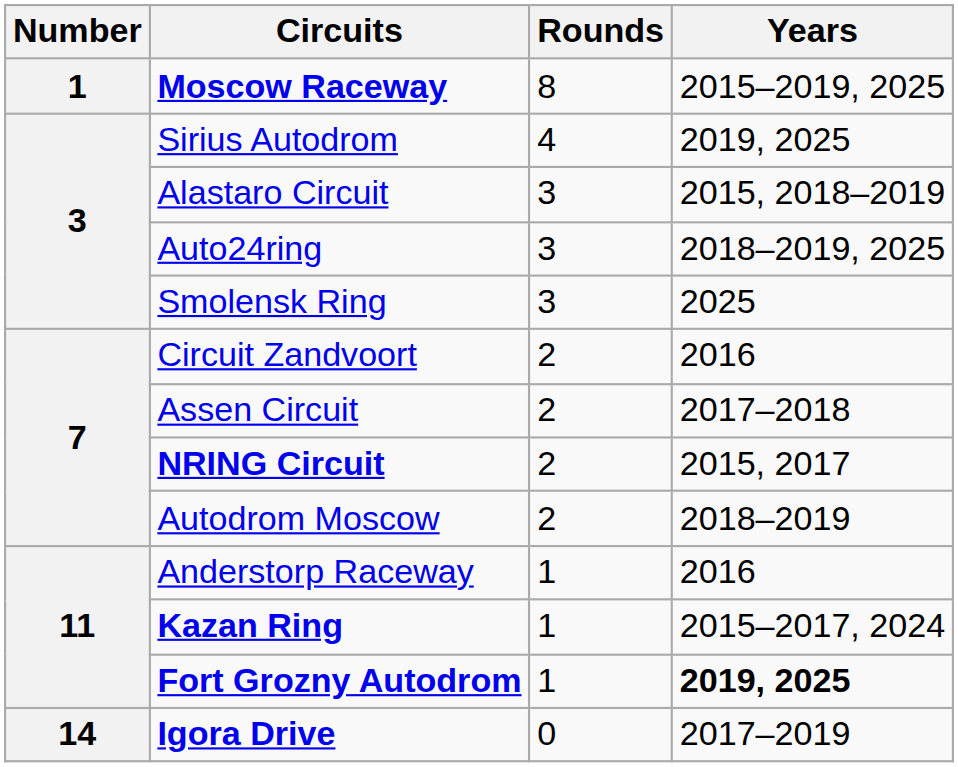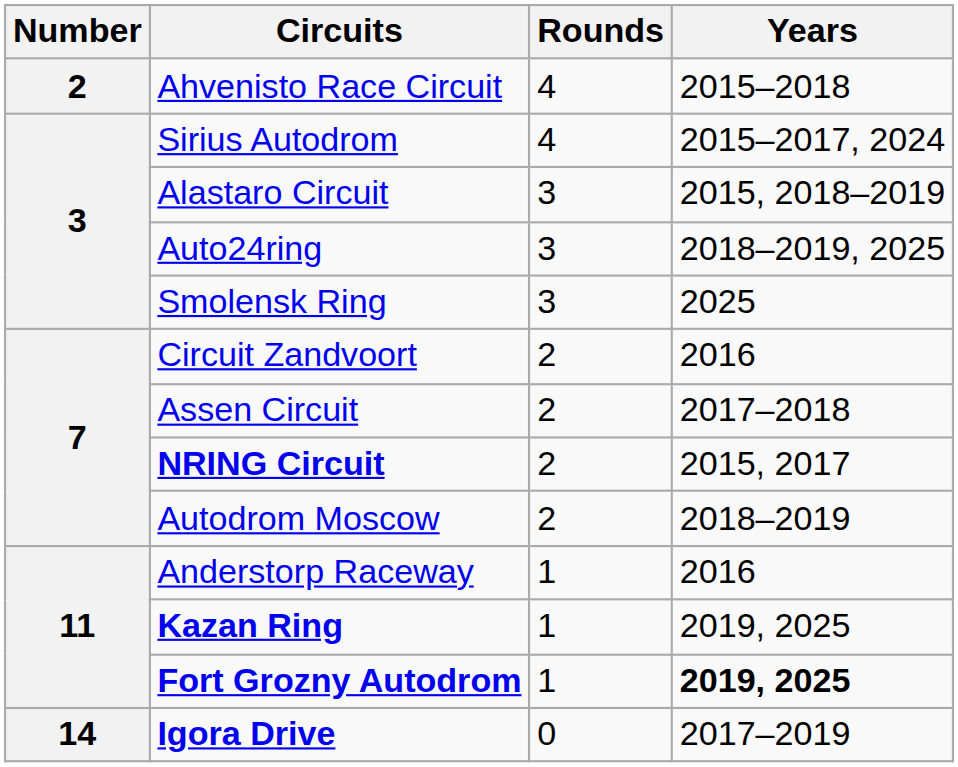- row: (302, 85)
+ row: (330, 85)
(765, 139) 2019, 2025 -> (812, 139) 2015–2017, 2024
(812, 626) 2015–2017, 2024 -> (765, 626) 2019, 2025
